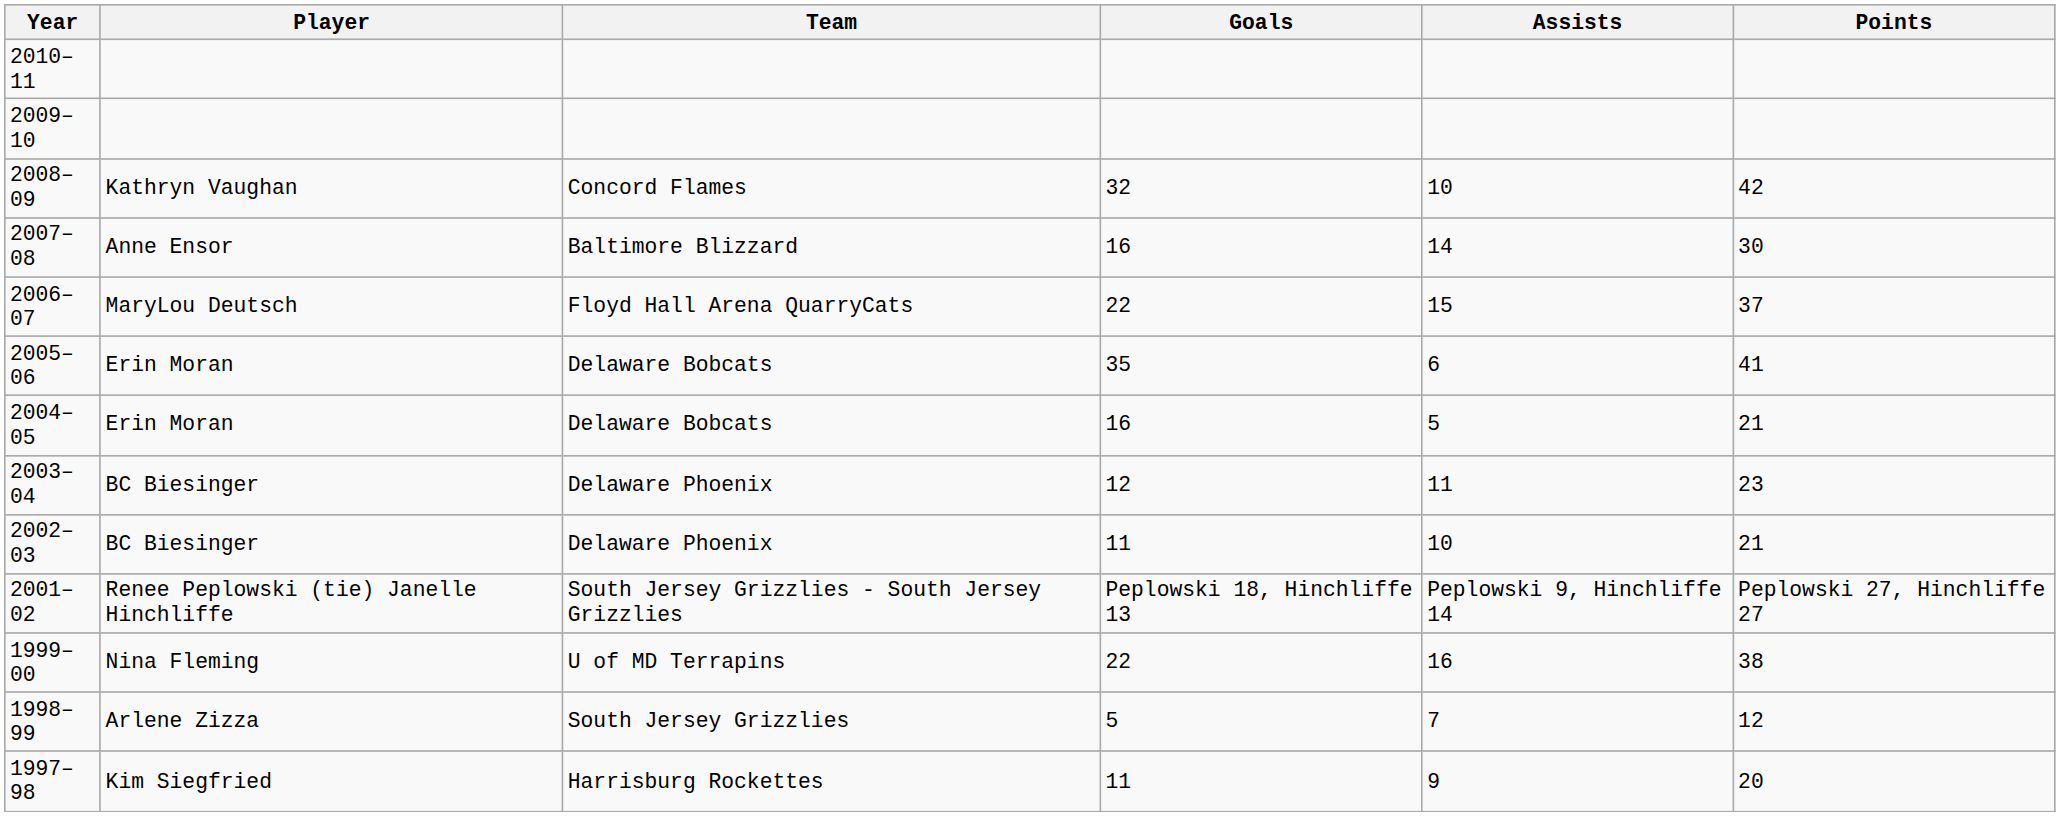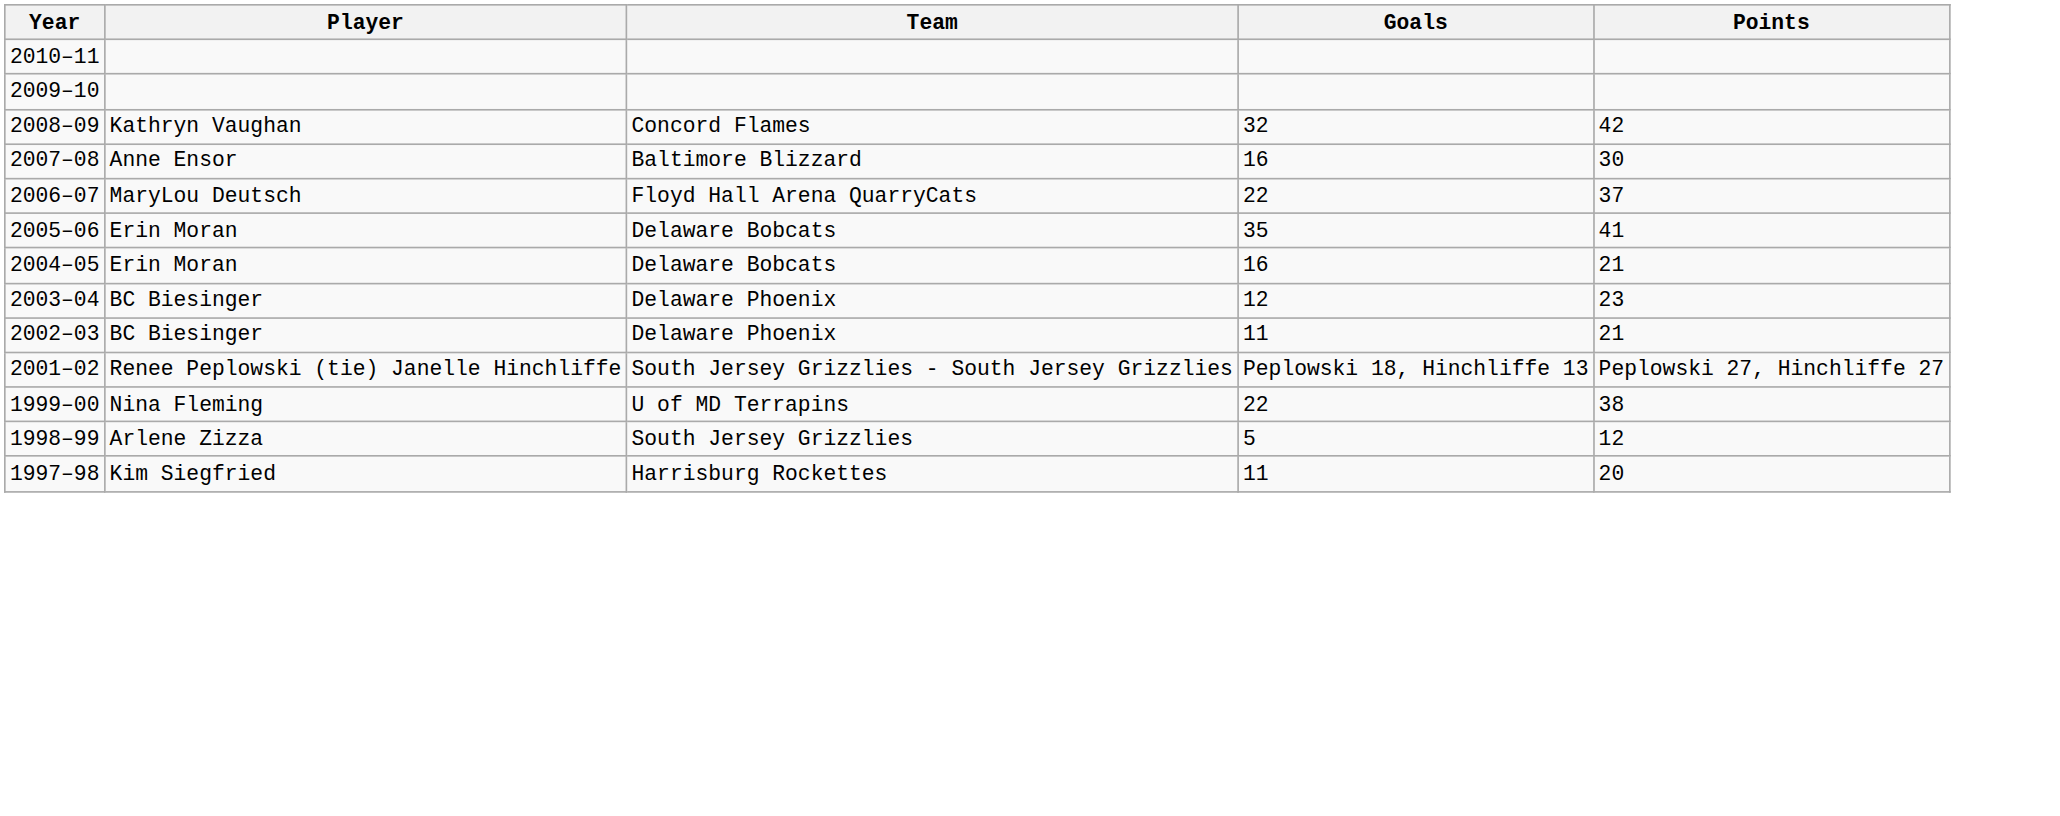- column: (1578, 22)
